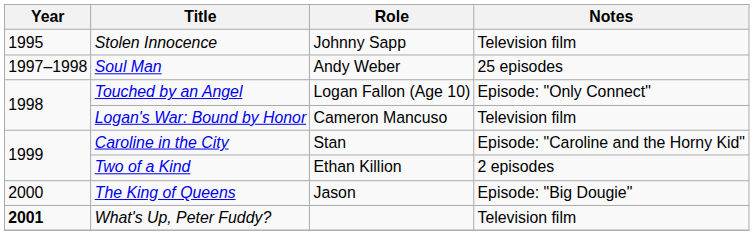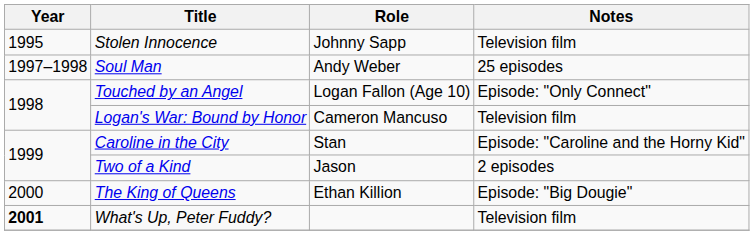(357, 167) Ethan Killion -> (335, 167) Jason
(335, 192) Jason -> (357, 192) Ethan Killion
